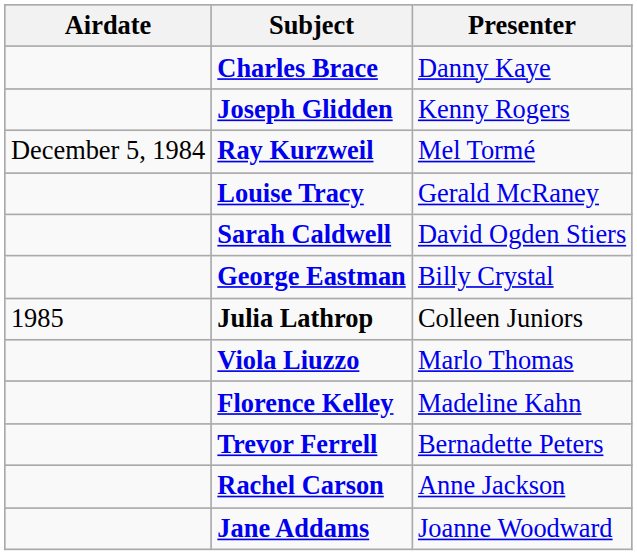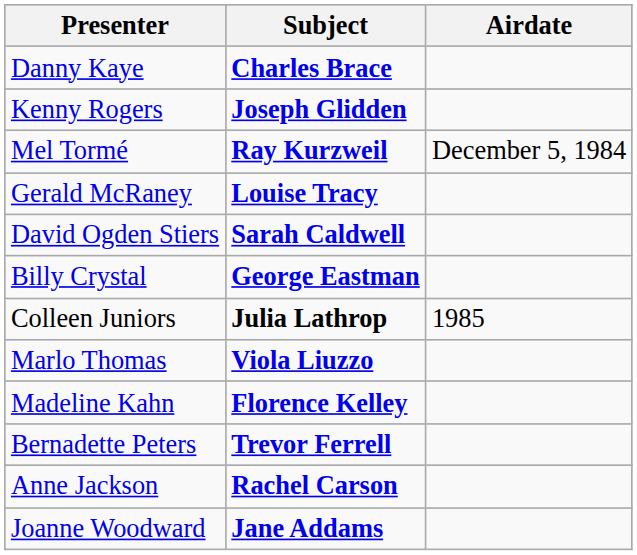columns swapped: (108, 25) <-> (522, 25)
